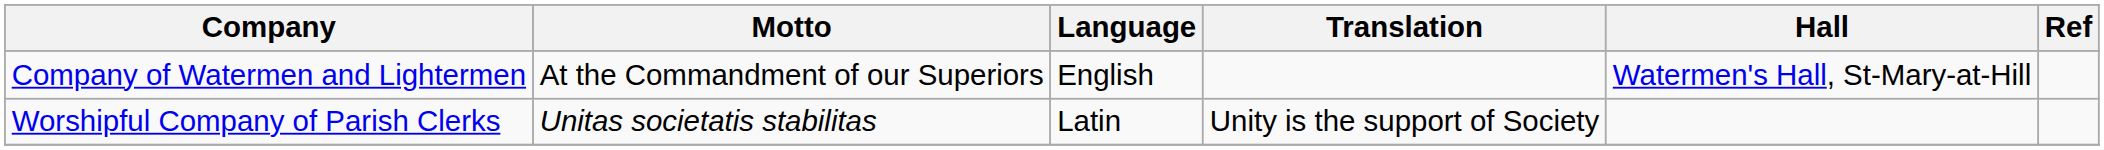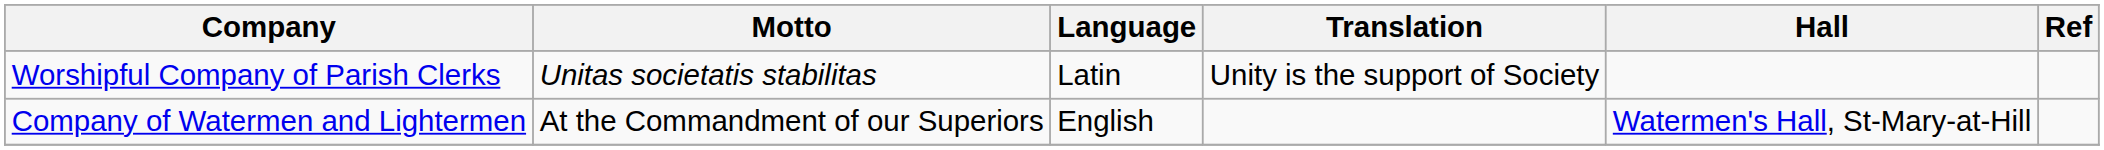rows swapped: (269, 74) <-> (256, 121)
